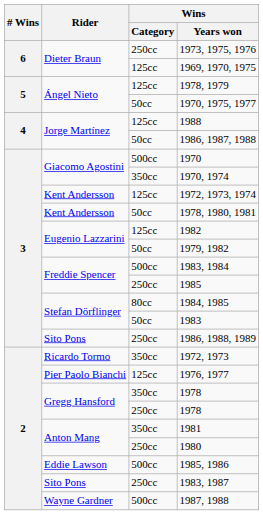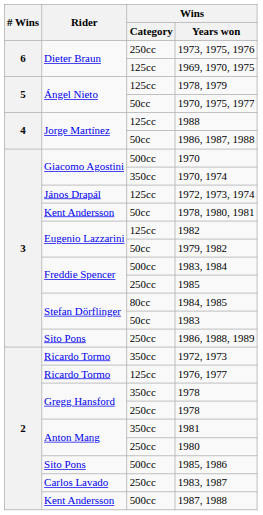(79, 194) Kent Andersson -> (73, 194) János Drapál
(85, 374) Pier Paolo Bianchi -> (77, 374) Ricardo Tormo
(76, 464) Eddie Lawson -> (65, 464) Sito Pons
(65, 482) Sito Pons -> (76, 482) Carlos Lavado
(78, 500) Wayne Gardner -> (79, 500) Kent Andersson
